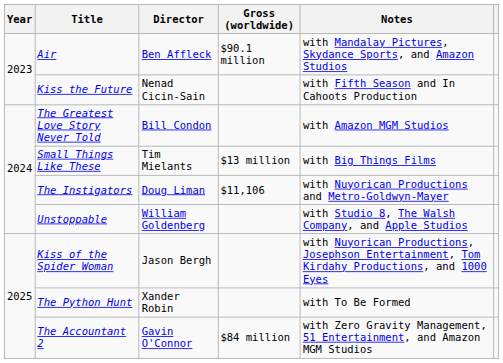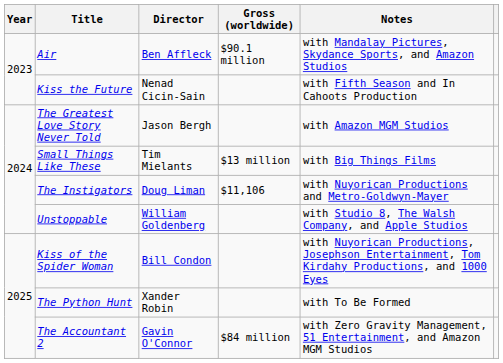(177, 125) Bill Condon -> (177, 125) Jason Bergh
(177, 261) Jason Bergh -> (177, 261) Bill Condon
